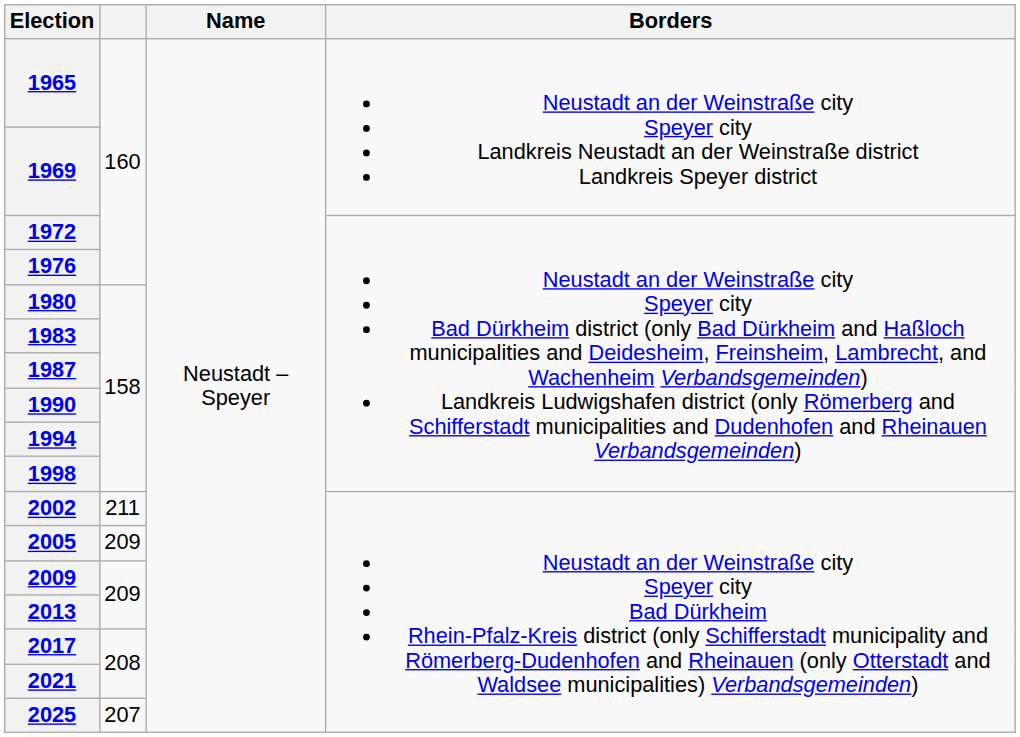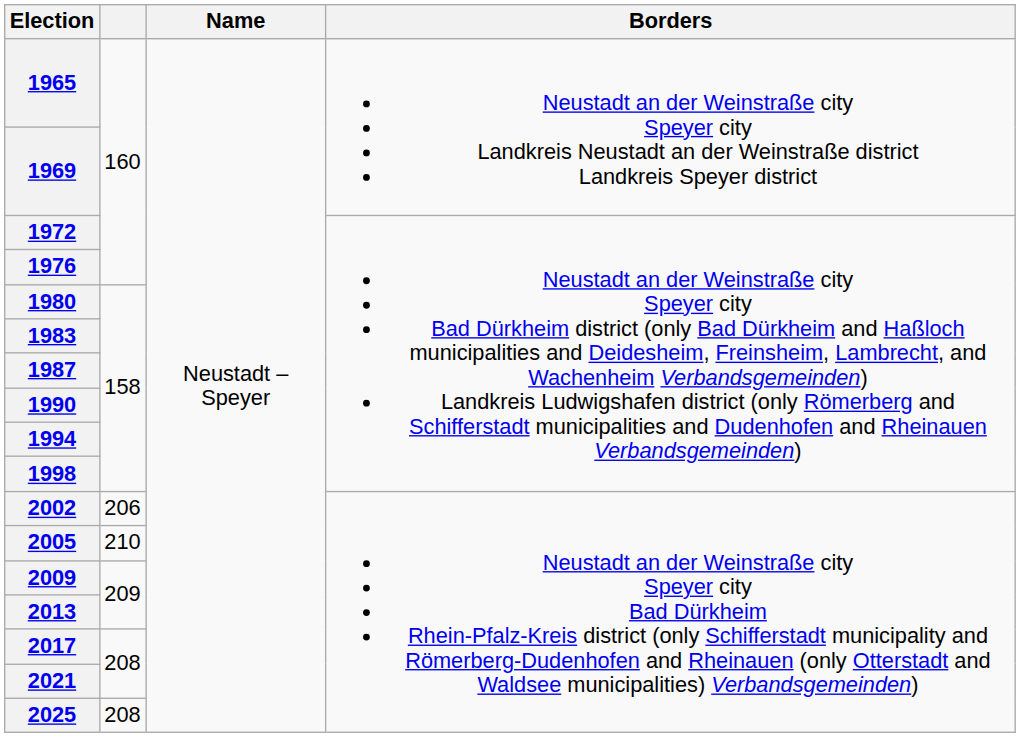(123, 508) 211 -> (123, 508) 206
(123, 542) 209 -> (123, 542) 210
(123, 715) 207 -> (123, 715) 208
